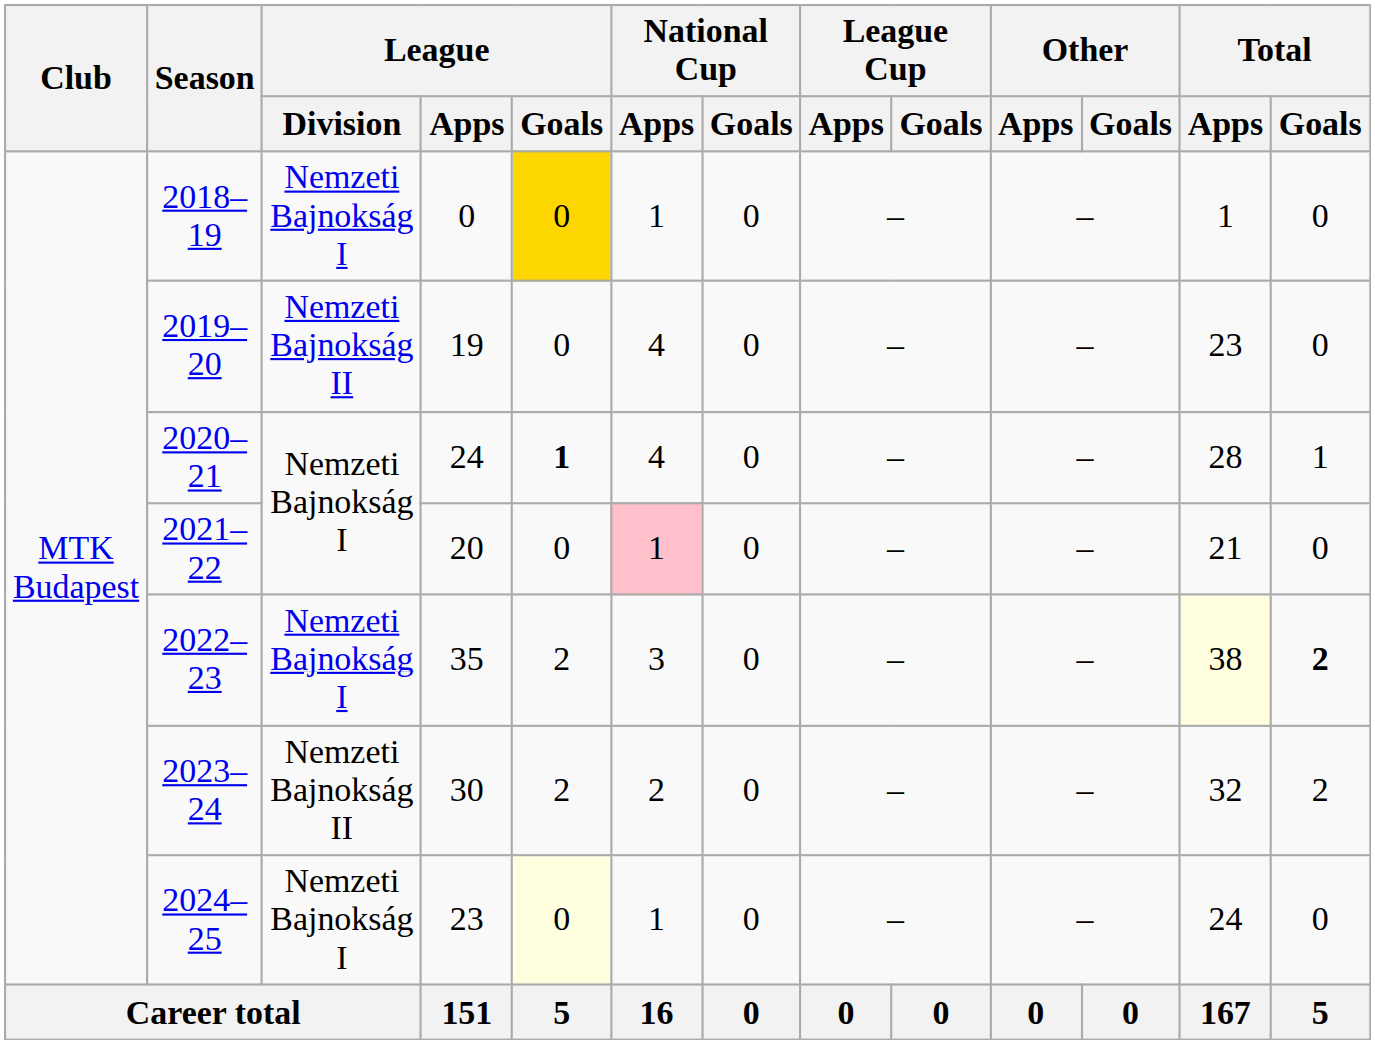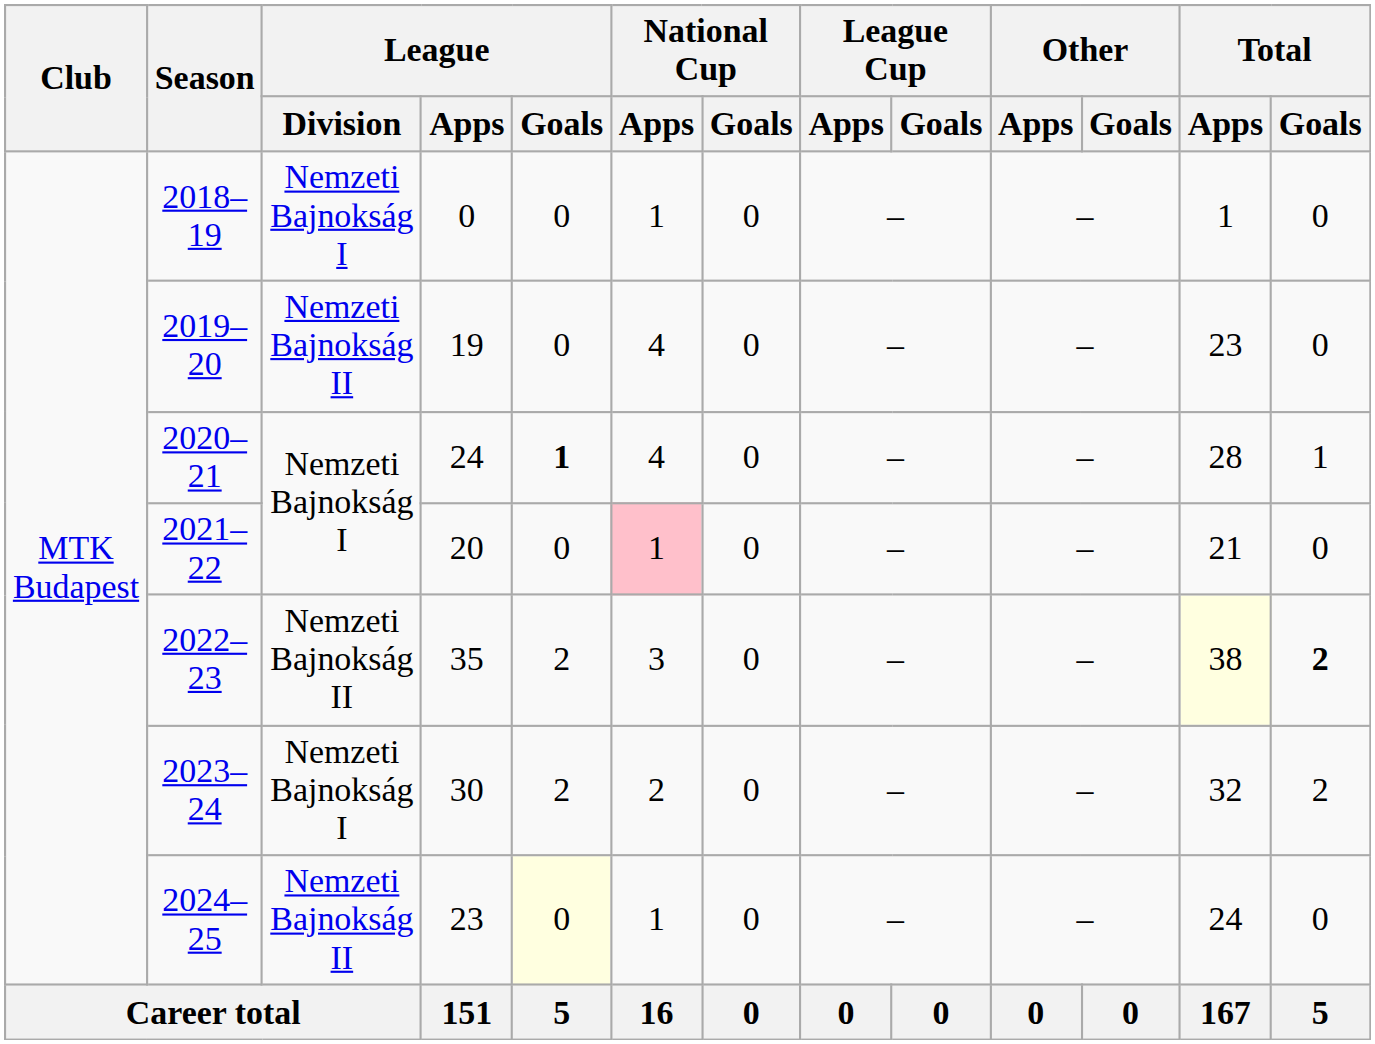(562, 215) gold background -> (562, 215) no background
(342, 659) Nemzeti Bajnokság I -> (342, 659) Nemzeti Bajnokság II
(342, 789) Nemzeti Bajnokság II -> (342, 789) Nemzeti Bajnokság I
(342, 919) Nemzeti Bajnokság I -> (342, 919) Nemzeti Bajnokság II
